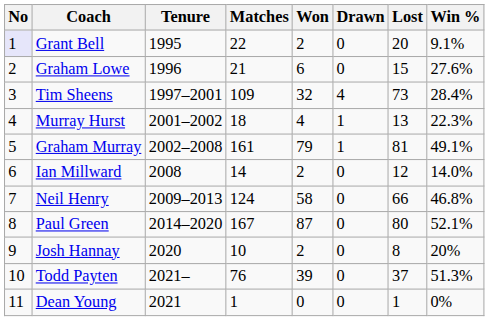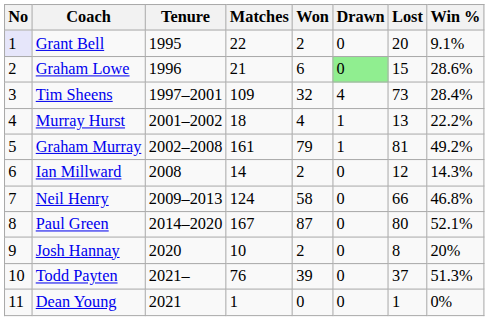(341, 69) no background -> (341, 69) lightgreen background
(451, 69) 27.6% -> (451, 69) 28.6%
(451, 120) 22.3% -> (451, 120) 22.2%
(451, 146) 49.1% -> (451, 146) 49.2%
(451, 172) 14.0% -> (451, 172) 14.3%
